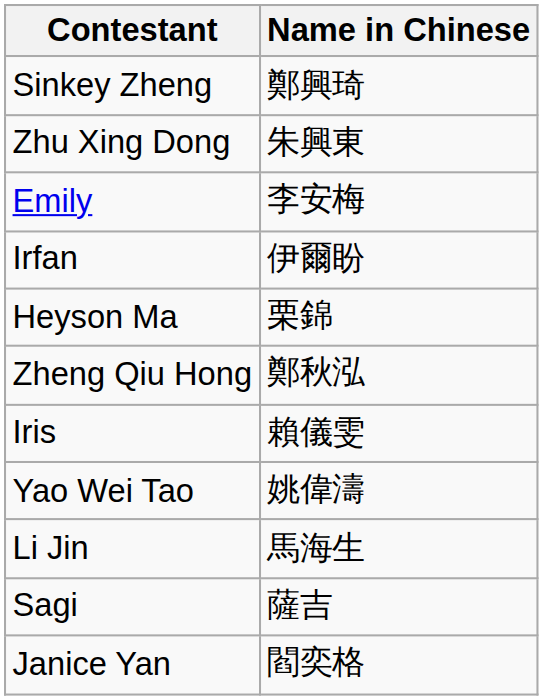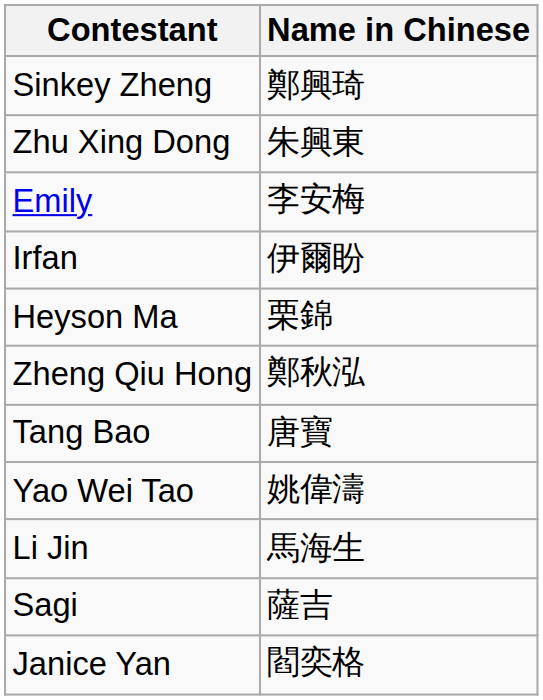+ row: (82, 432)
- row: (34, 432)
